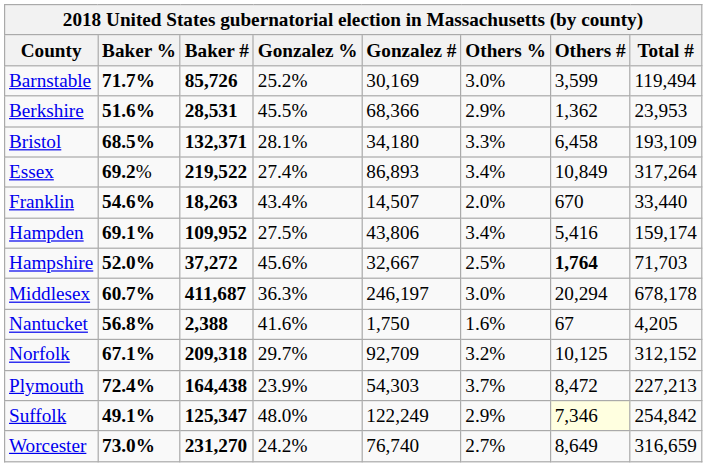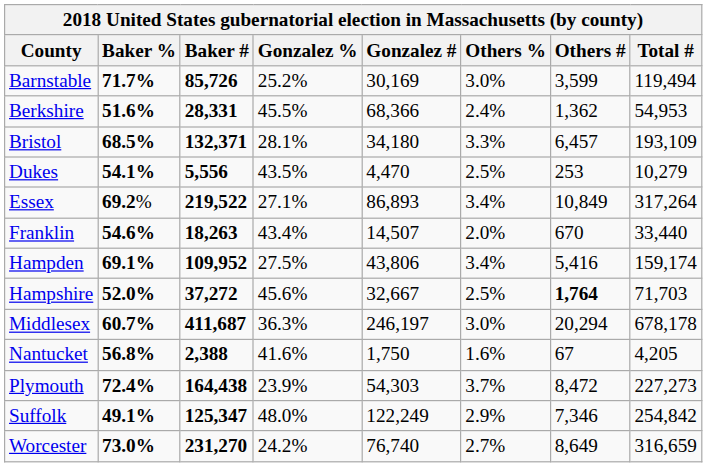(211, 111) 28,531 -> (211, 111) 28,331
(485, 111) 2.9% -> (485, 111) 2.4%
(661, 111) 23,953 -> (661, 111) 54,953
(576, 141) 6,458 -> (576, 141) 6,457
+ row: (34, 171)
(283, 171) 27.4% -> (283, 202) 27.1%
- row: (39, 354)
(666, 385) 227,213 -> (666, 385) 227,273
(576, 415) lightyellow background -> (576, 415) no background
